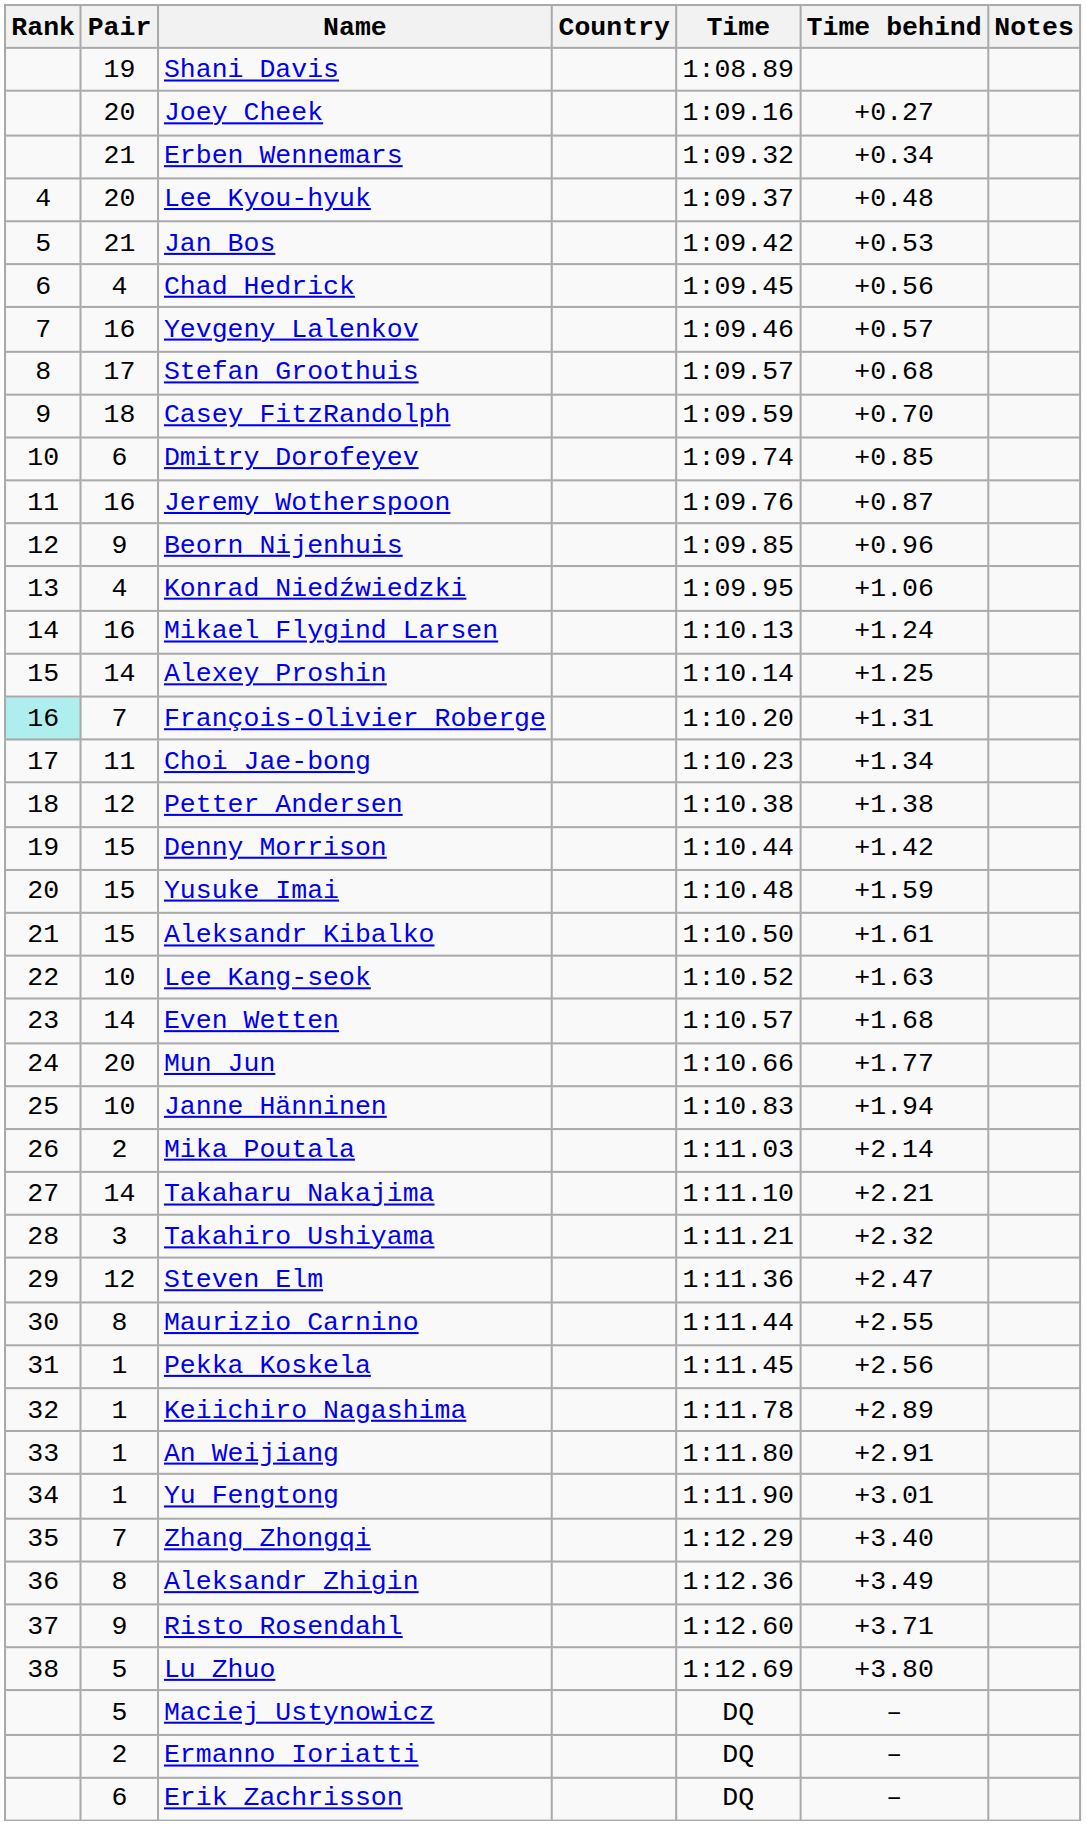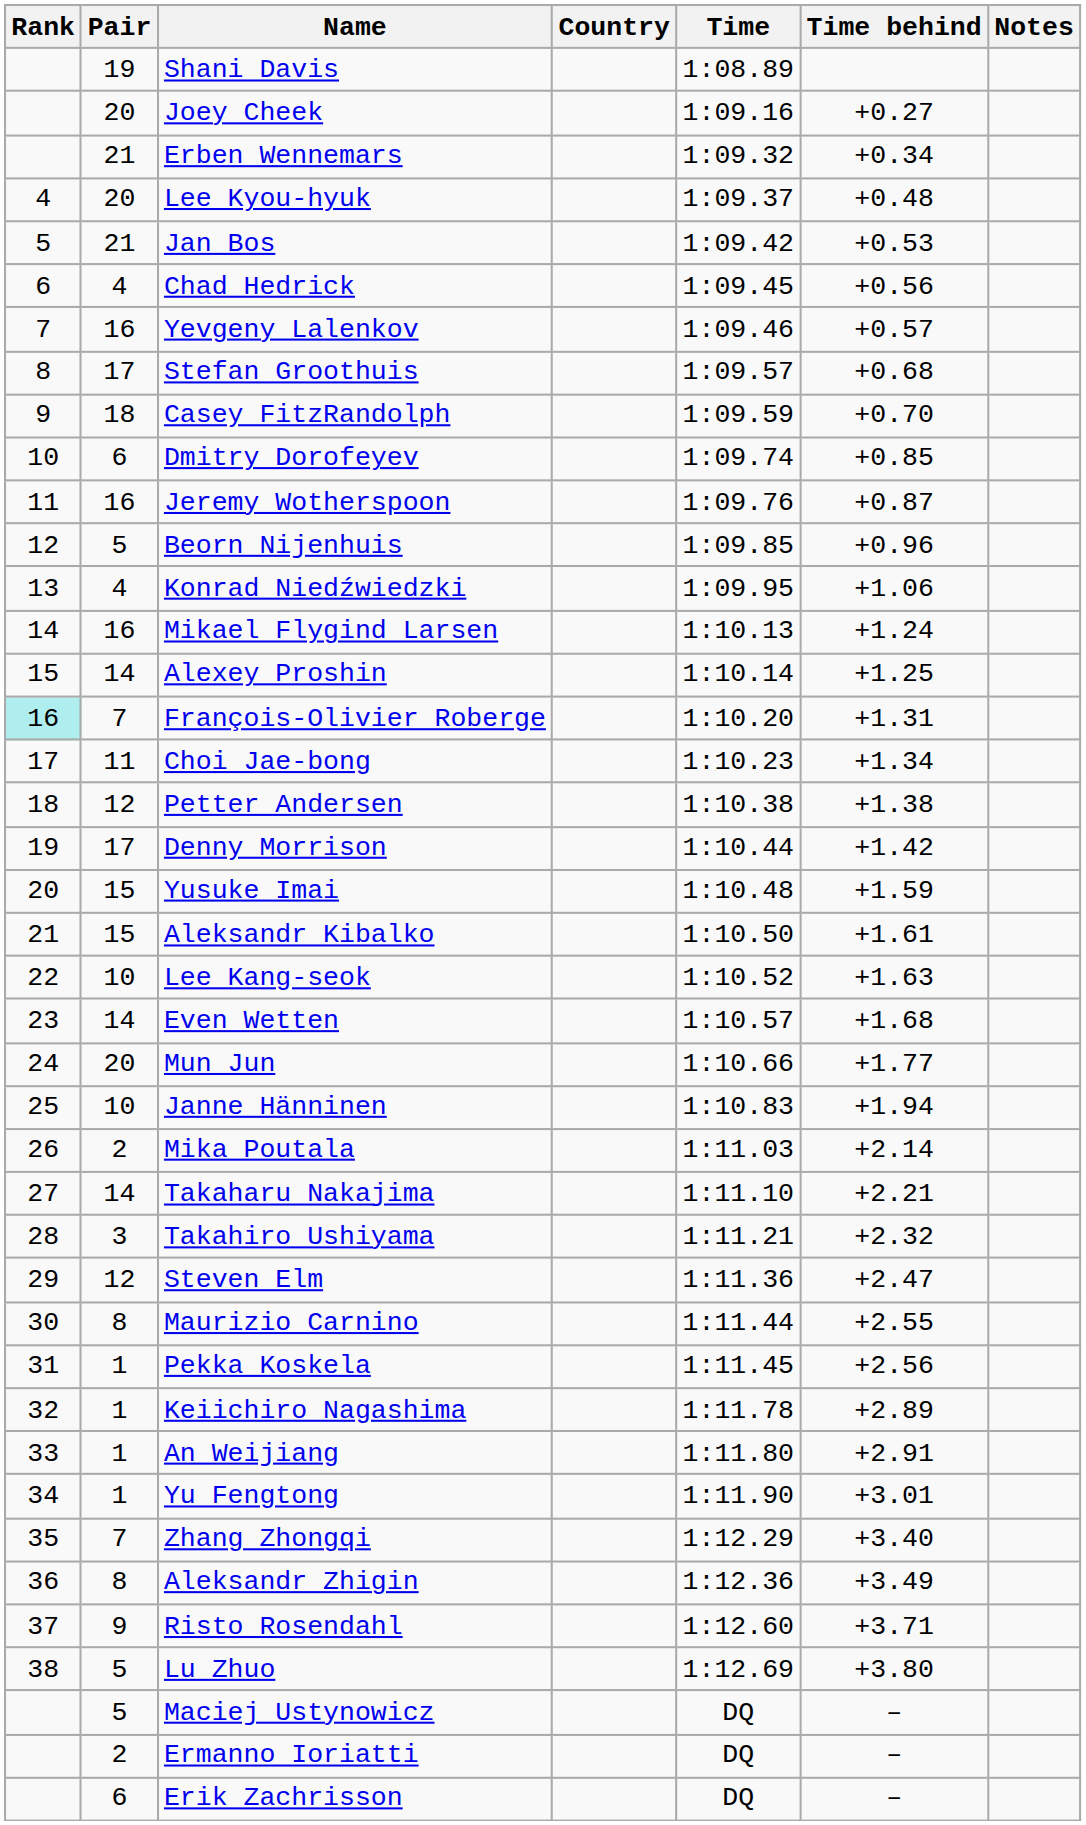(119, 545) 9 -> (119, 545) 5
(119, 848) 15 -> (119, 848) 17
